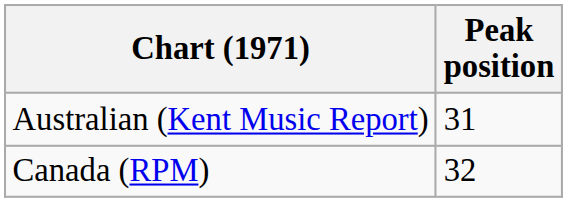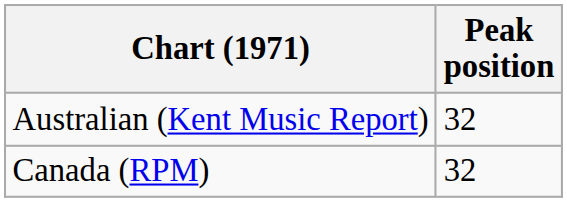(460, 118) 31 -> (460, 118) 32
